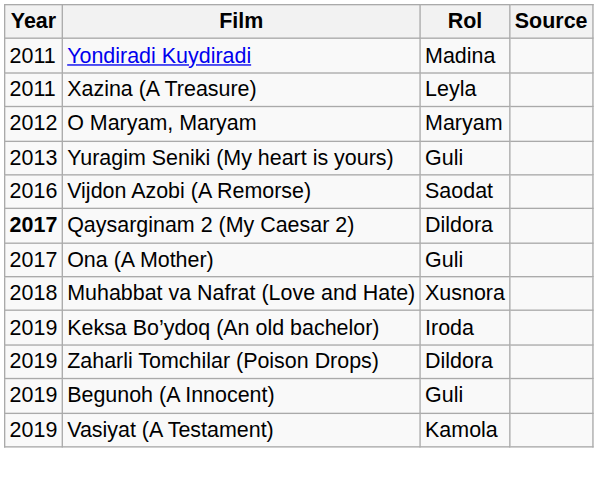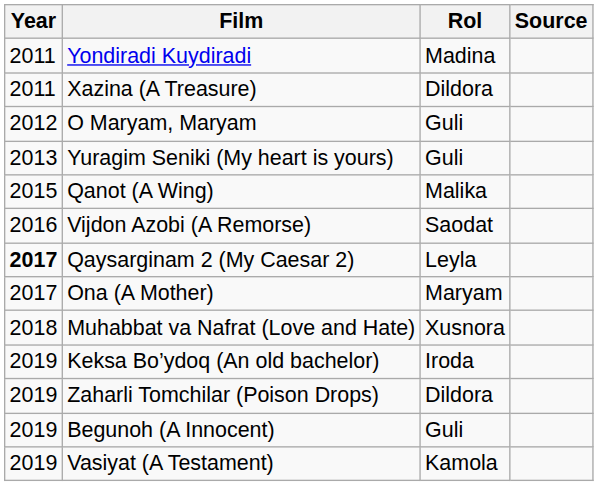(451, 89) Leyla -> (459, 89) Dildora
(464, 123) Maryam -> (444, 123) Guli
+ row: (140, 191)
(459, 225) Dildora -> (451, 259) Leyla
(444, 259) Guli -> (464, 293) Maryam
